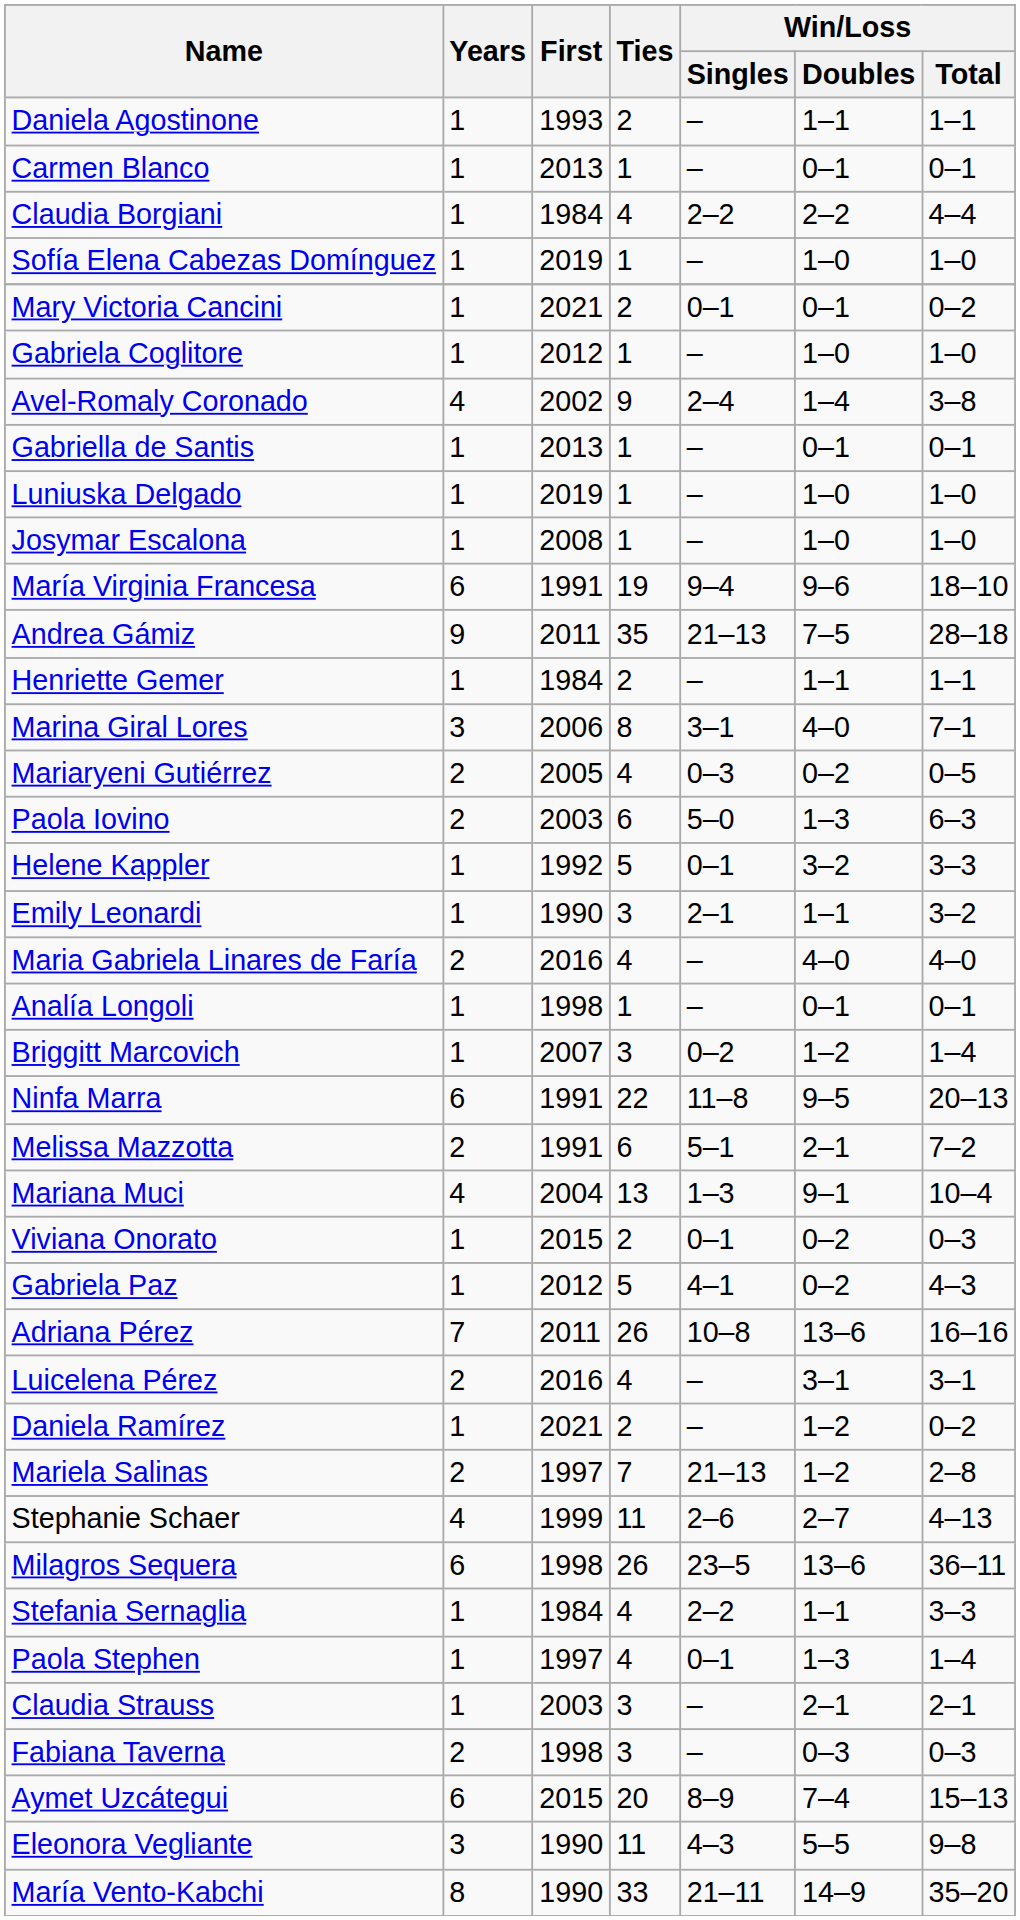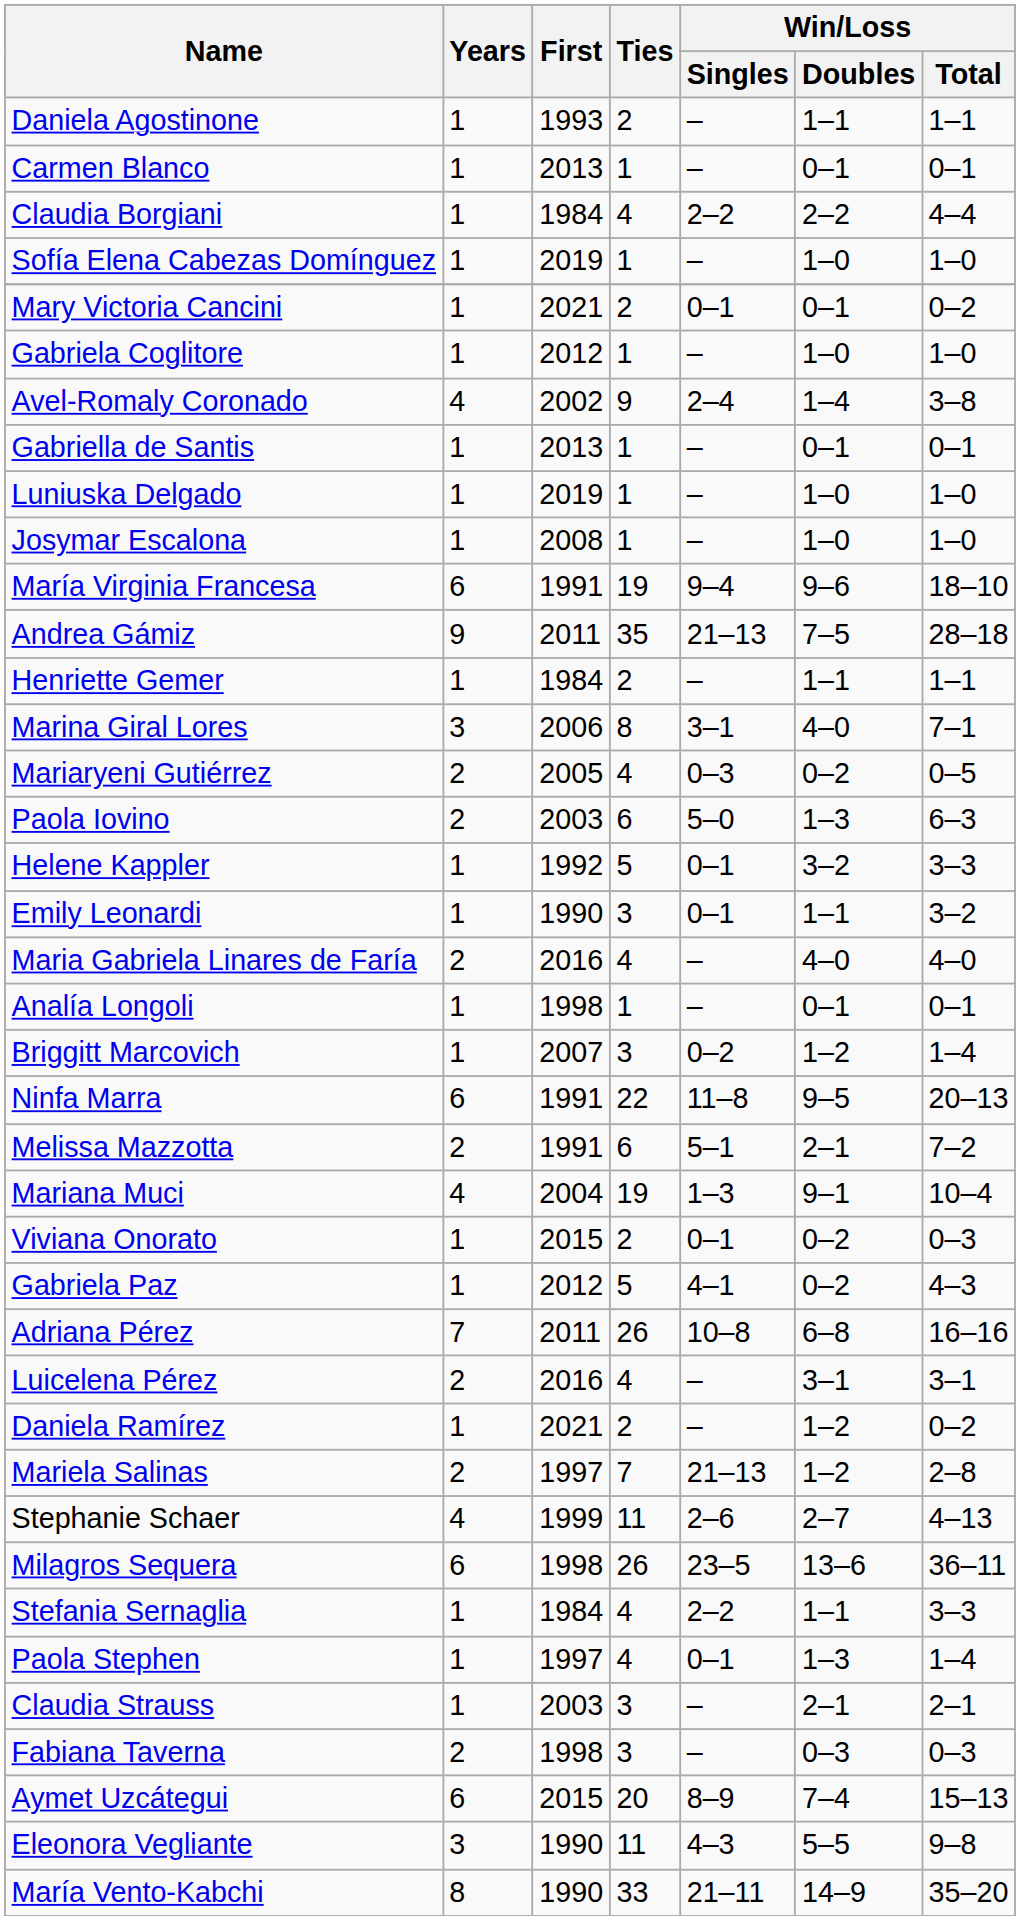(711, 912) 2–1 -> (711, 912) 0–1
(632, 1192) 13 -> (632, 1192) 19
(834, 1332) 13–6 -> (826, 1332) 6–8
